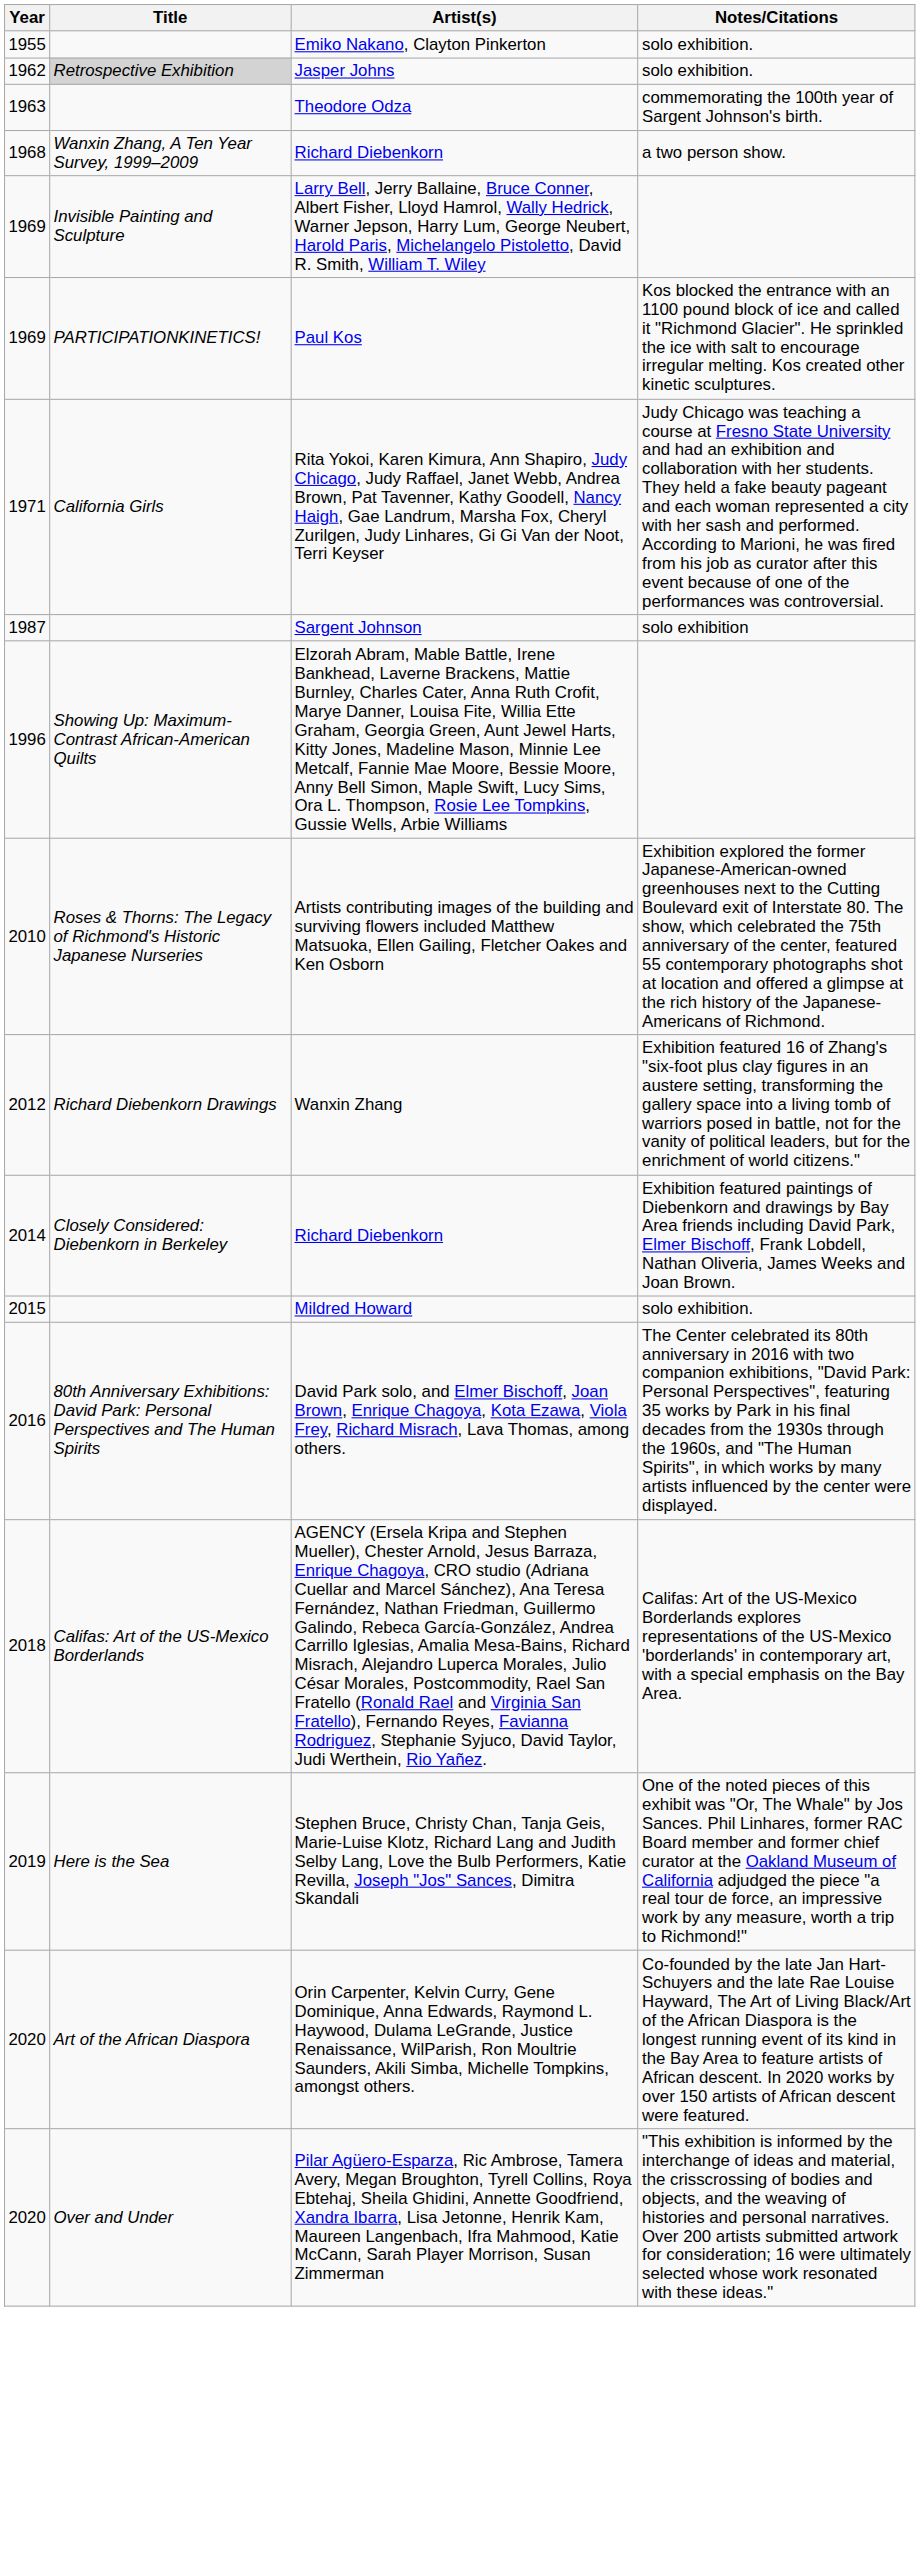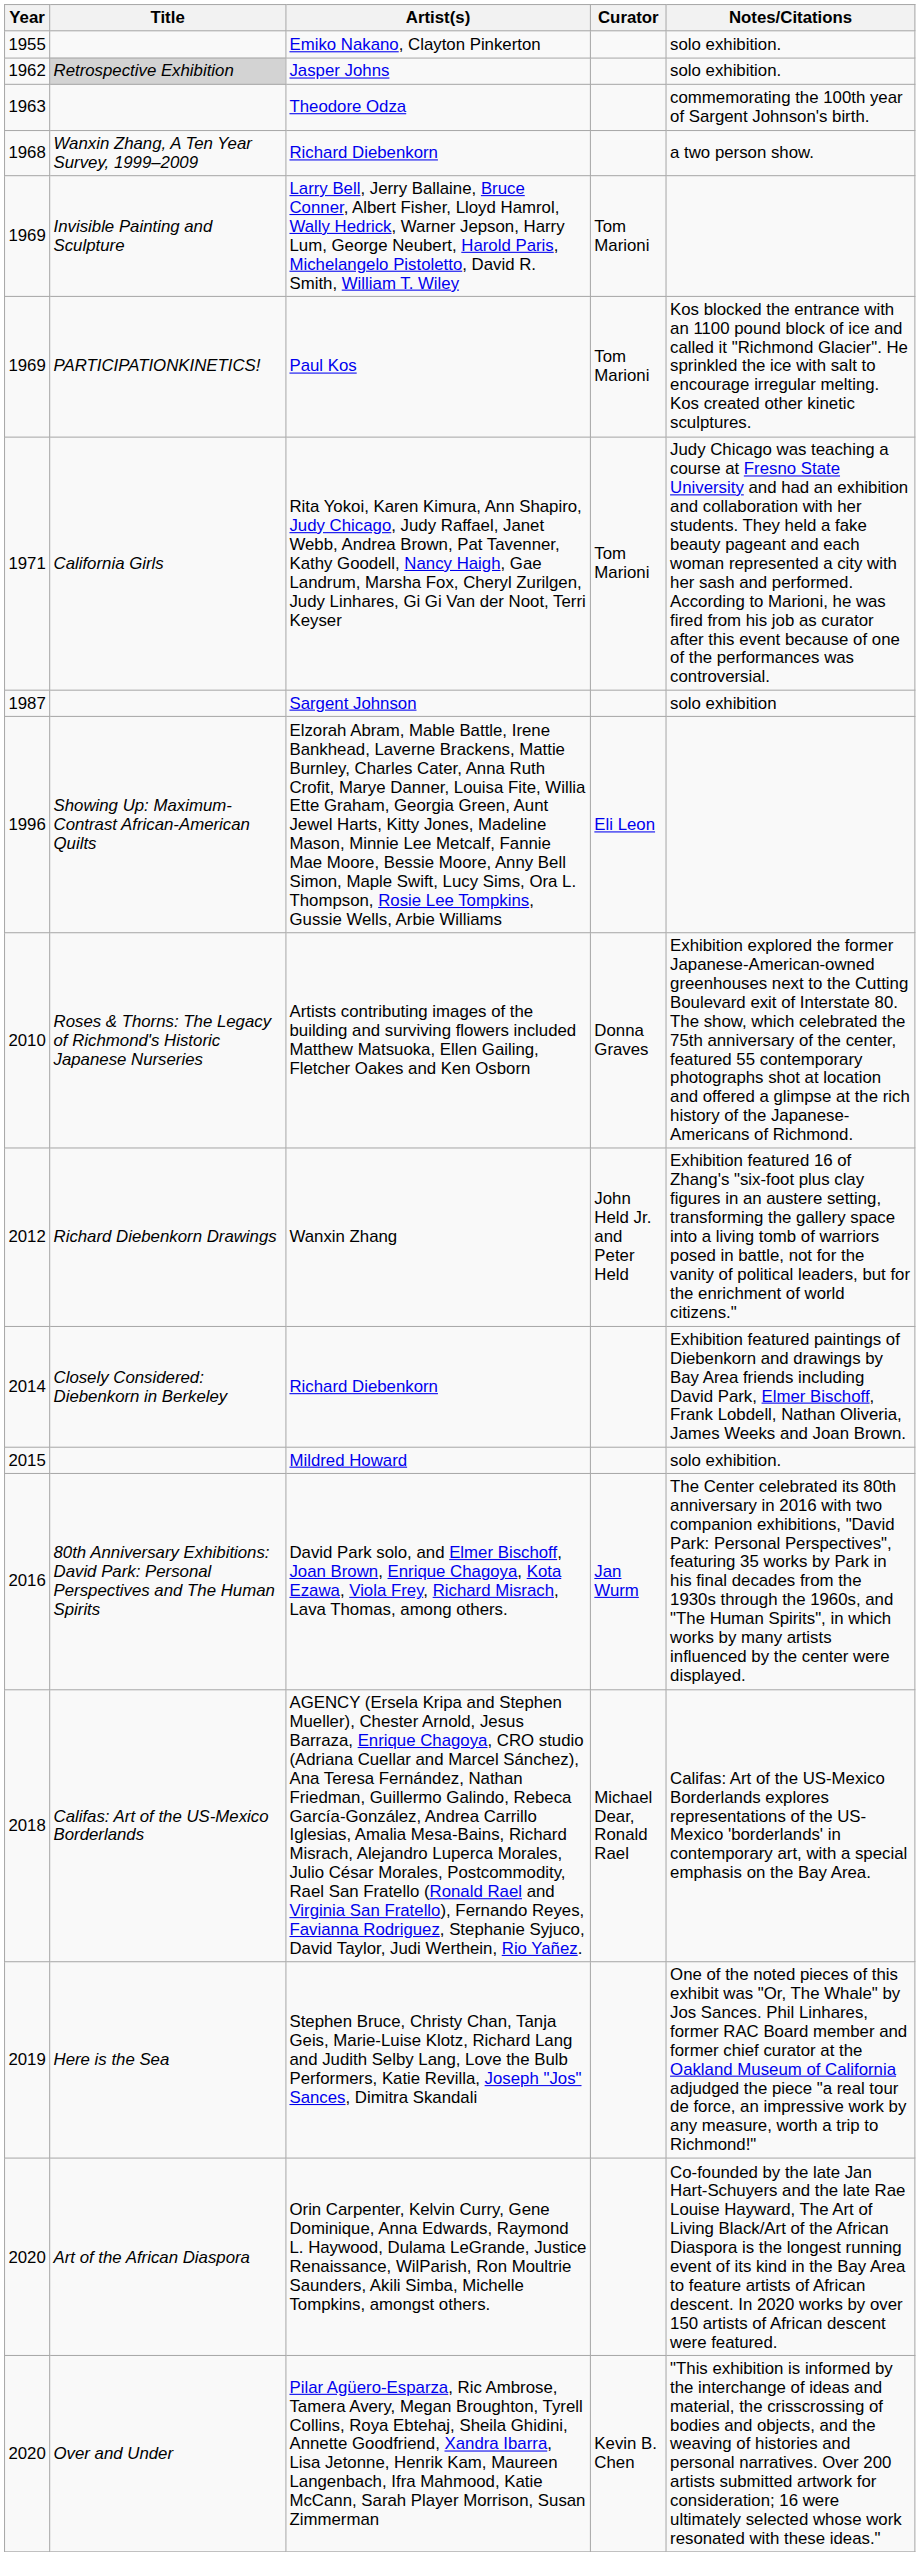+ column: (628, 17)
